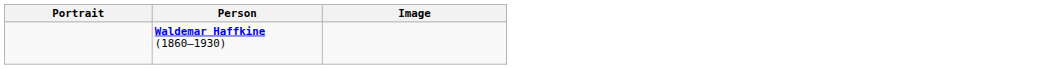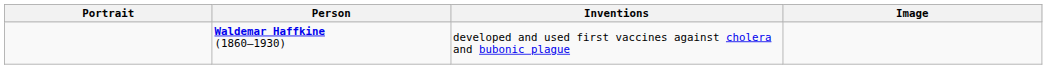+ column: (617, 13)
